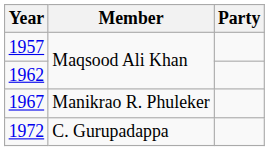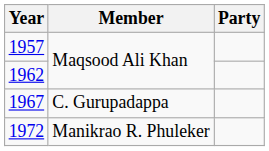(131, 103) Manikrao R. Phuleker -> (111, 103) C. Gurupadappa
(111, 131) C. Gurupadappa -> (131, 131) Manikrao R. Phuleker
